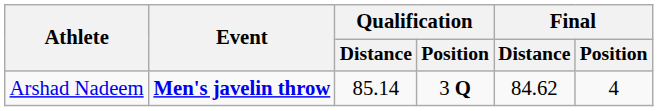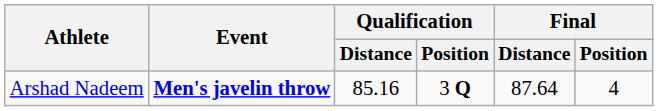(376, 88) 85.14 -> (376, 88) 85.16
(534, 88) 84.62 -> (534, 88) 87.64
